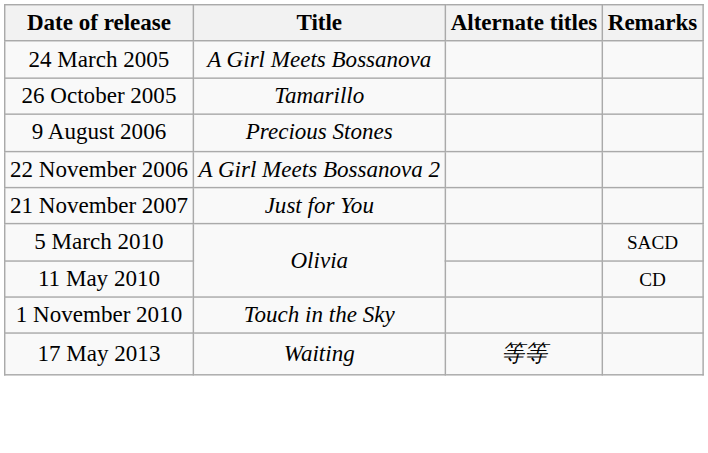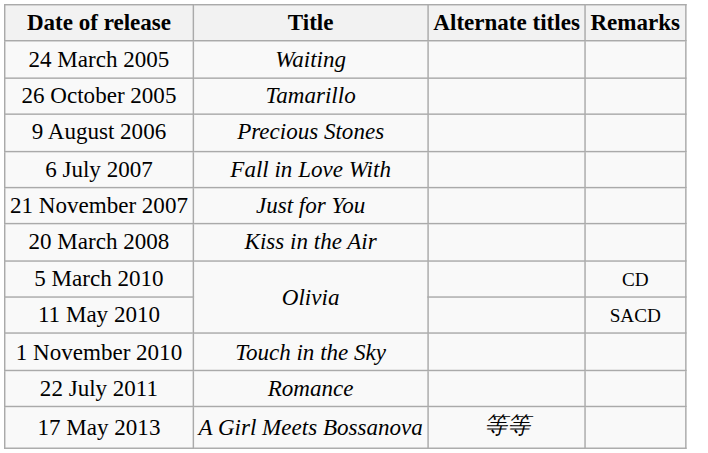(319, 59) A Girl Meets Bossanova -> (311, 59) Waiting
- row: (99, 168)
+ row: (99, 168)
+ row: (99, 242)
(653, 243) SACD -> (635, 279) CD
(653, 279) CD -> (635, 316) SACD
+ row: (99, 388)
(319, 353) Waiting -> (311, 426) A Girl Meets Bossanova
